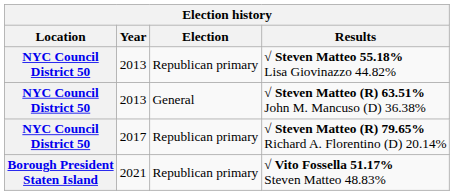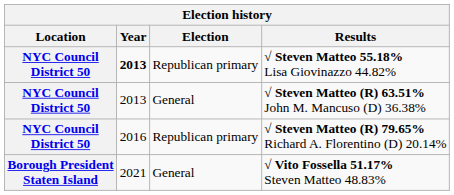(133, 64) normal -> (133, 64) bold
(133, 136) 2017 -> (133, 136) 2016
(205, 172) Republican primary -> (173, 172) General
